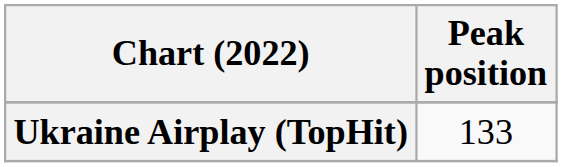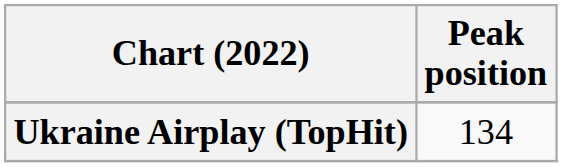(486, 131) 133 -> (486, 131) 134
